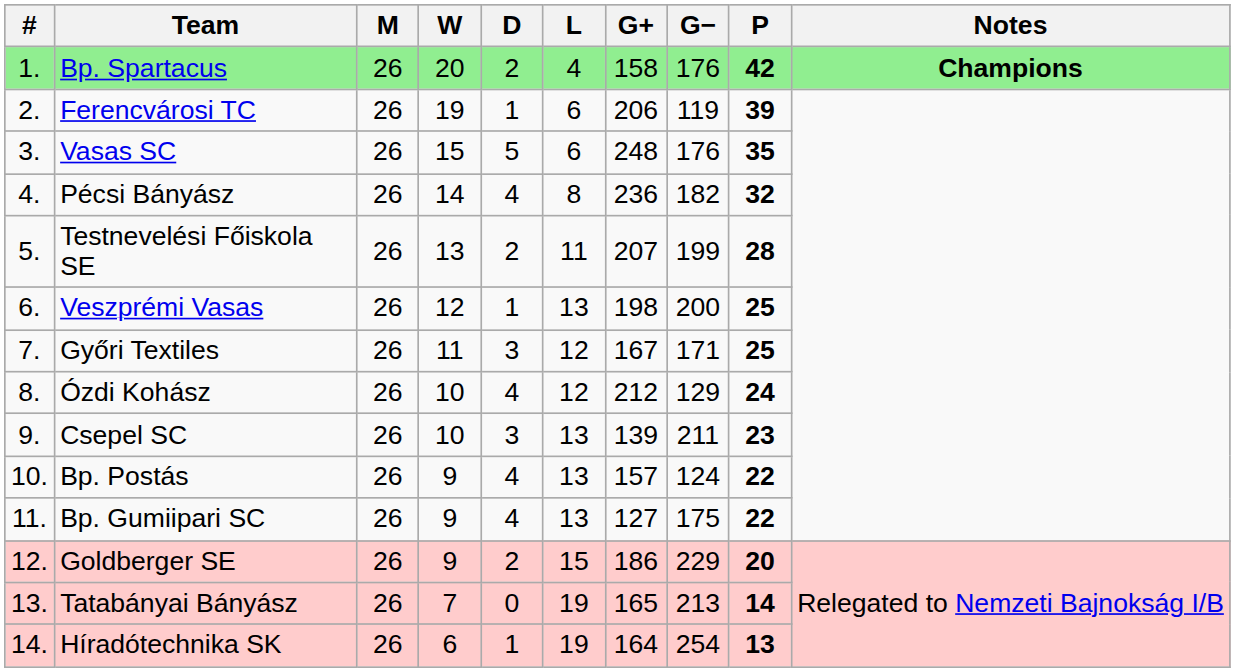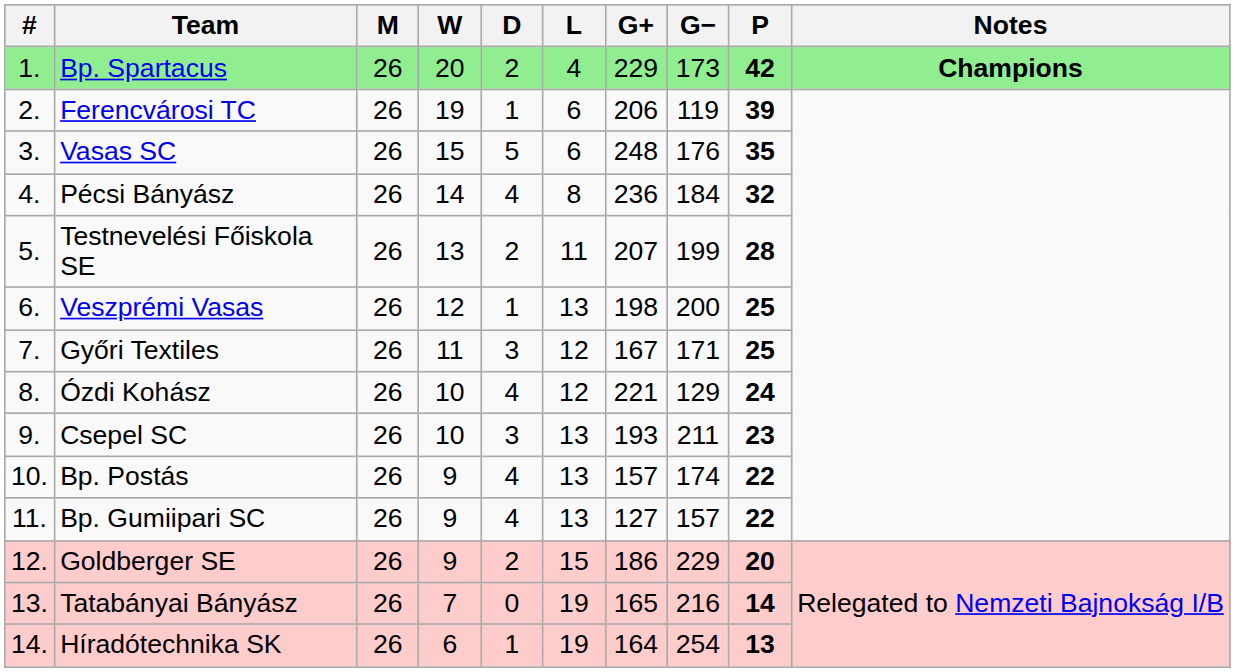(636, 67) 158 -> (636, 67) 229
(698, 67) 176 -> (698, 67) 173
(698, 194) 182 -> (698, 194) 184
(636, 392) 212 -> (636, 392) 221
(636, 434) 139 -> (636, 434) 193
(698, 476) 124 -> (698, 476) 174
(698, 518) 175 -> (698, 518) 157
(698, 603) 213 -> (698, 603) 216
